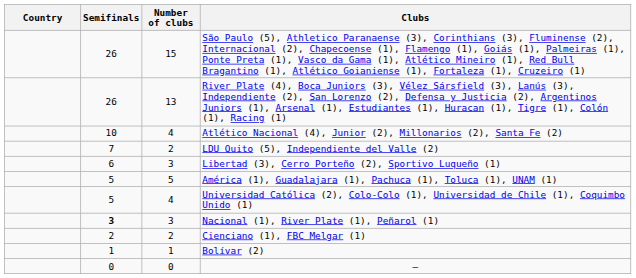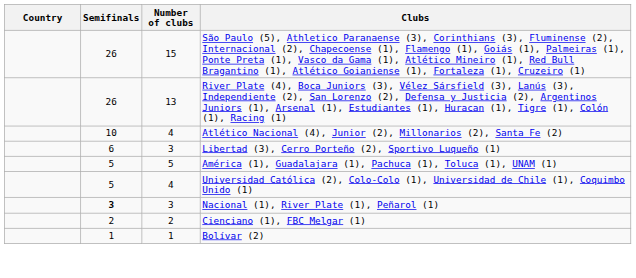- row: (321, 149)
- row: (415, 266)
